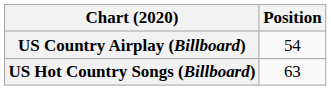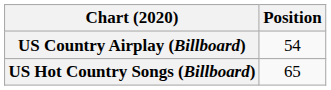(292, 71) 63 -> (292, 71) 65
